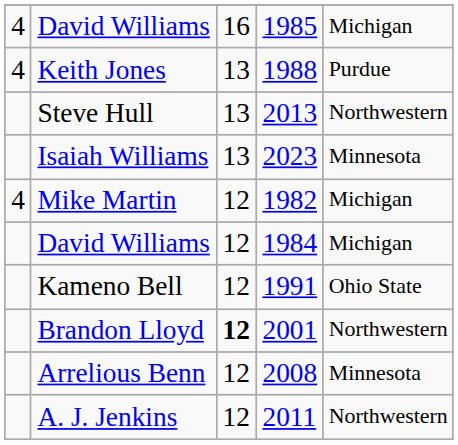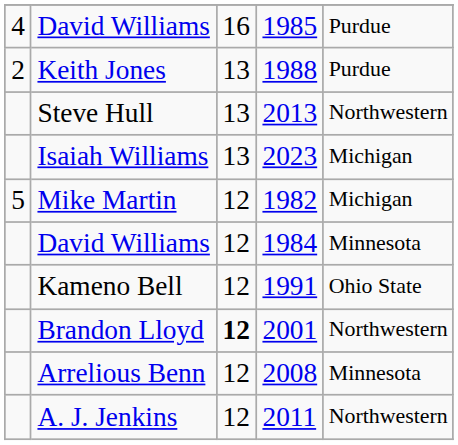(371, 26) Michigan -> (360, 26) Purdue
(18, 69) 4 -> (18, 69) 2
(375, 156) Minnesota -> (371, 156) Michigan
(18, 199) 4 -> (18, 199) 5
(371, 243) Michigan -> (375, 243) Minnesota
